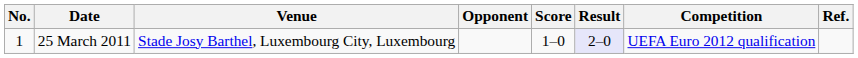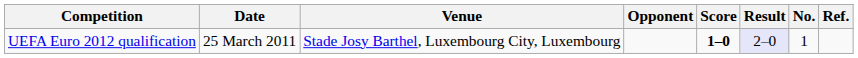columns swapped: (19, 16) <-> (721, 16)
(553, 41) normal -> (719, 41) bold
